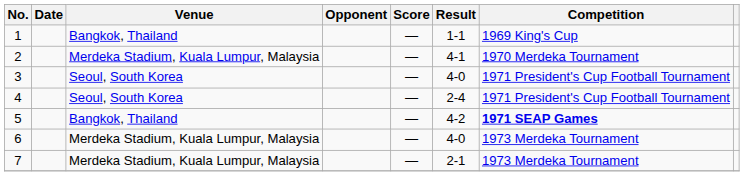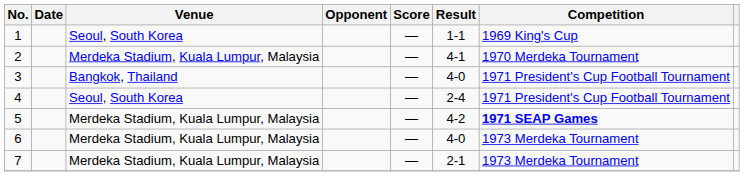(123, 35) Bangkok, Thailand -> (126, 35) Seoul, South Korea
(126, 77) Seoul, South Korea -> (123, 77) Bangkok, Thailand
(123, 118) Bangkok, Thailand -> (194, 118) Merdeka Stadium, Kuala Lumpur, Malaysia
